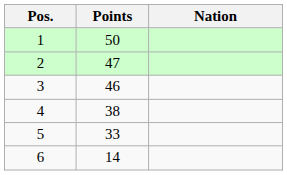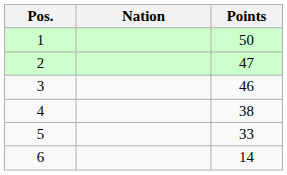columns swapped: (215, 16) <-> (112, 16)
